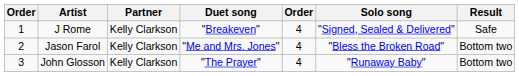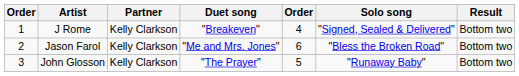(486, 29) Safe -> (486, 29) Bottom two
(299, 46) 4 -> (299, 46) 6
(299, 63) 4 -> (299, 63) 5
